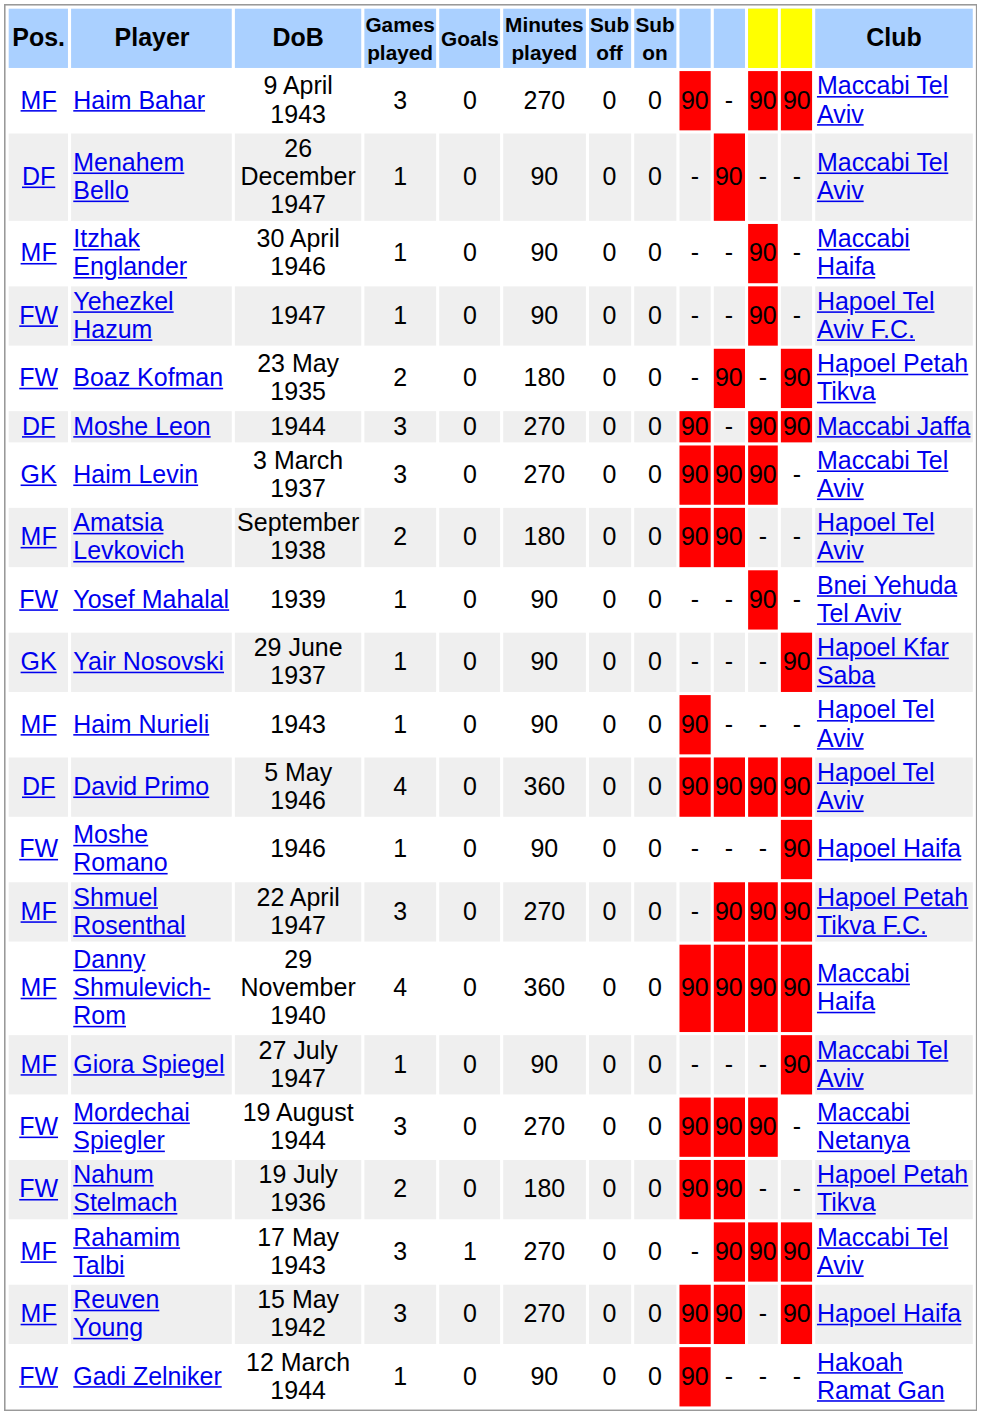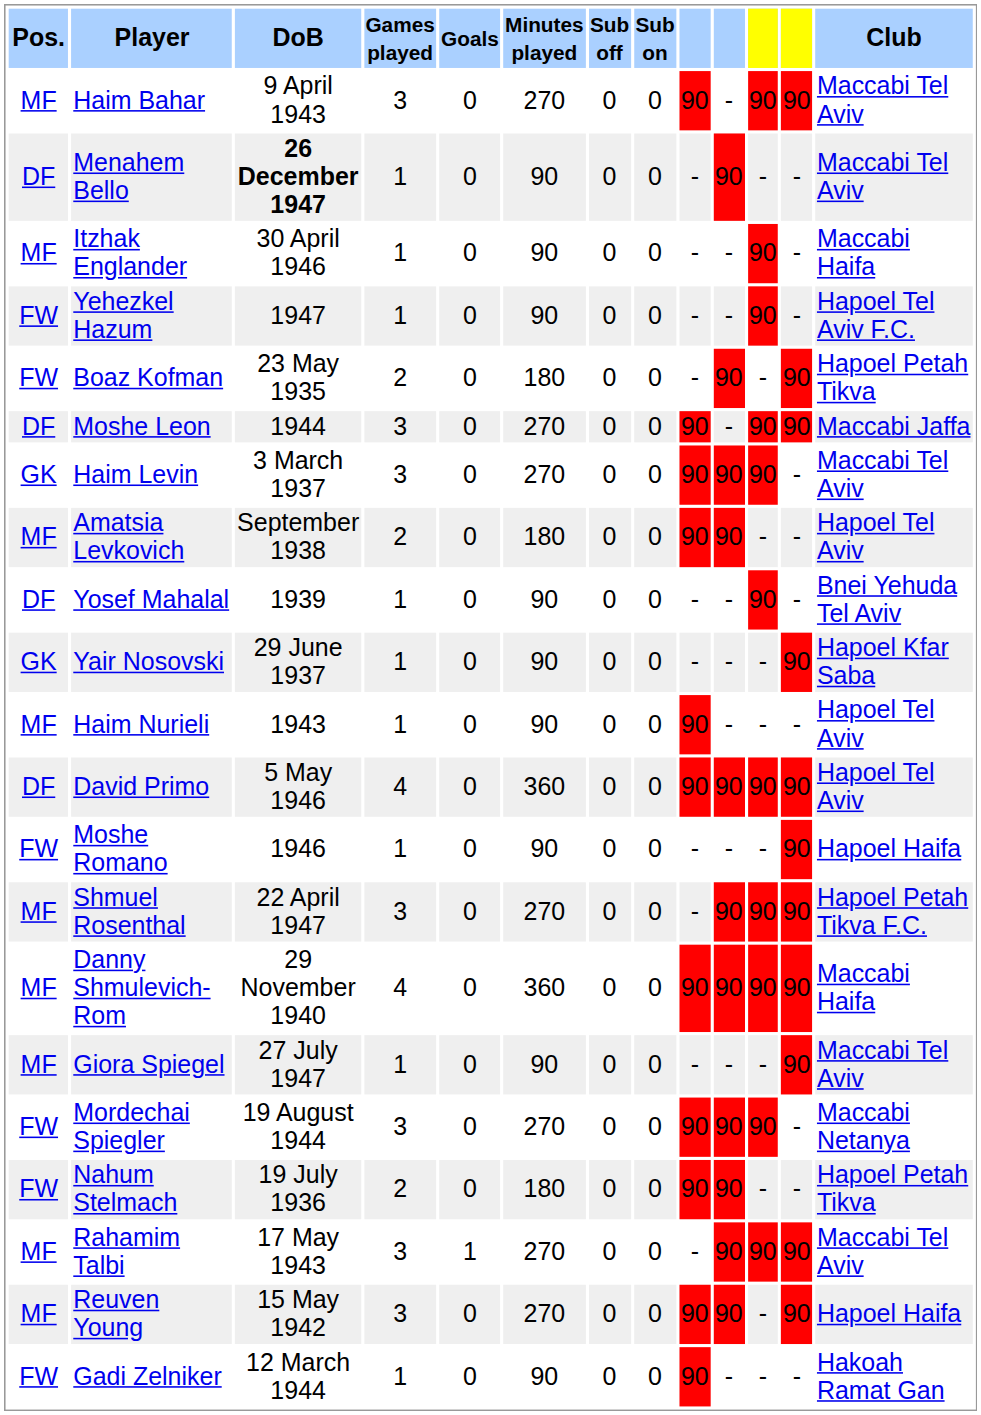(298, 176) normal -> (298, 176) bold
(39, 599) FW -> (39, 599) DF
